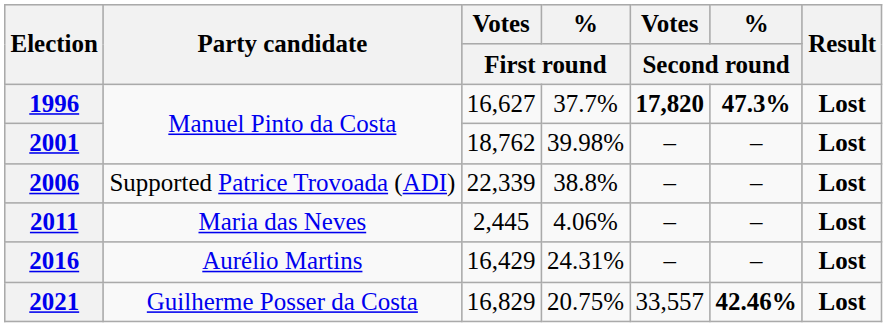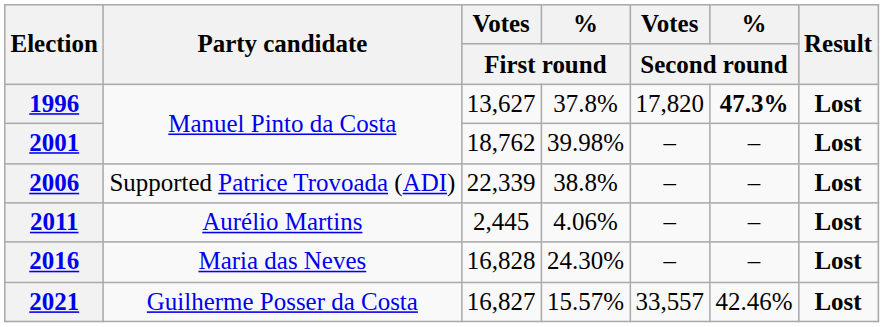(501, 103) 16,627 -> (501, 103) 13,627
(585, 103) 37.7% -> (585, 103) 37.8%
(670, 103) bold -> (670, 103) normal
(282, 222) Maria das Neves -> (282, 222) Aurélio Martins
(282, 261) Aurélio Martins -> (282, 261) Maria das Neves
(501, 261) 16,429 -> (501, 261) 16,828
(585, 261) 24.31% -> (585, 261) 24.30%
(501, 301) 16,829 -> (501, 301) 16,827
(585, 301) 20.75% -> (585, 301) 15.57%
(756, 301) bold -> (754, 301) normal
